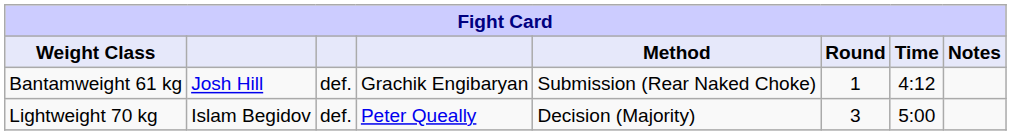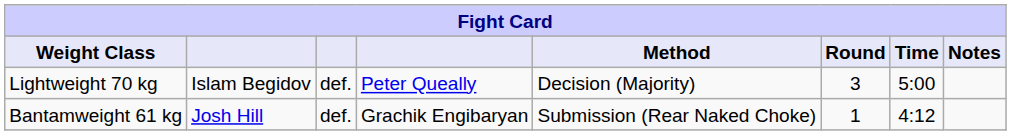rows swapped: (96, 83) <-> (83, 115)
